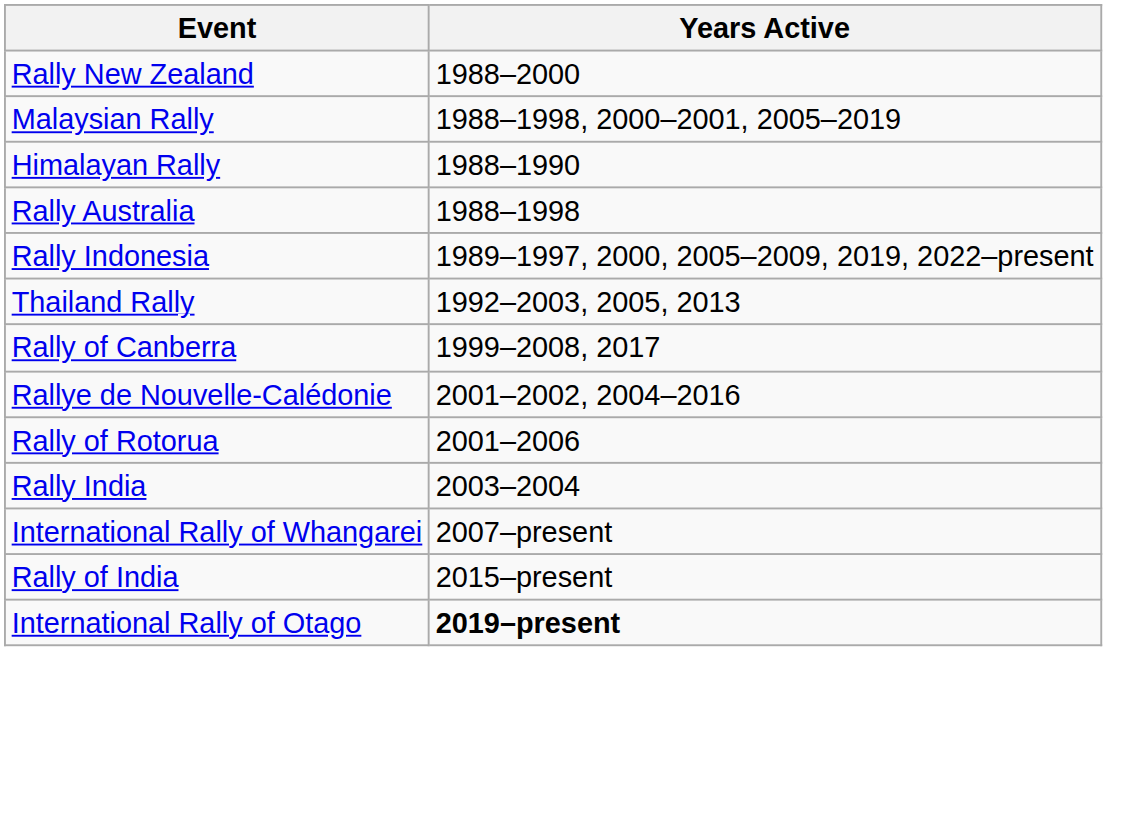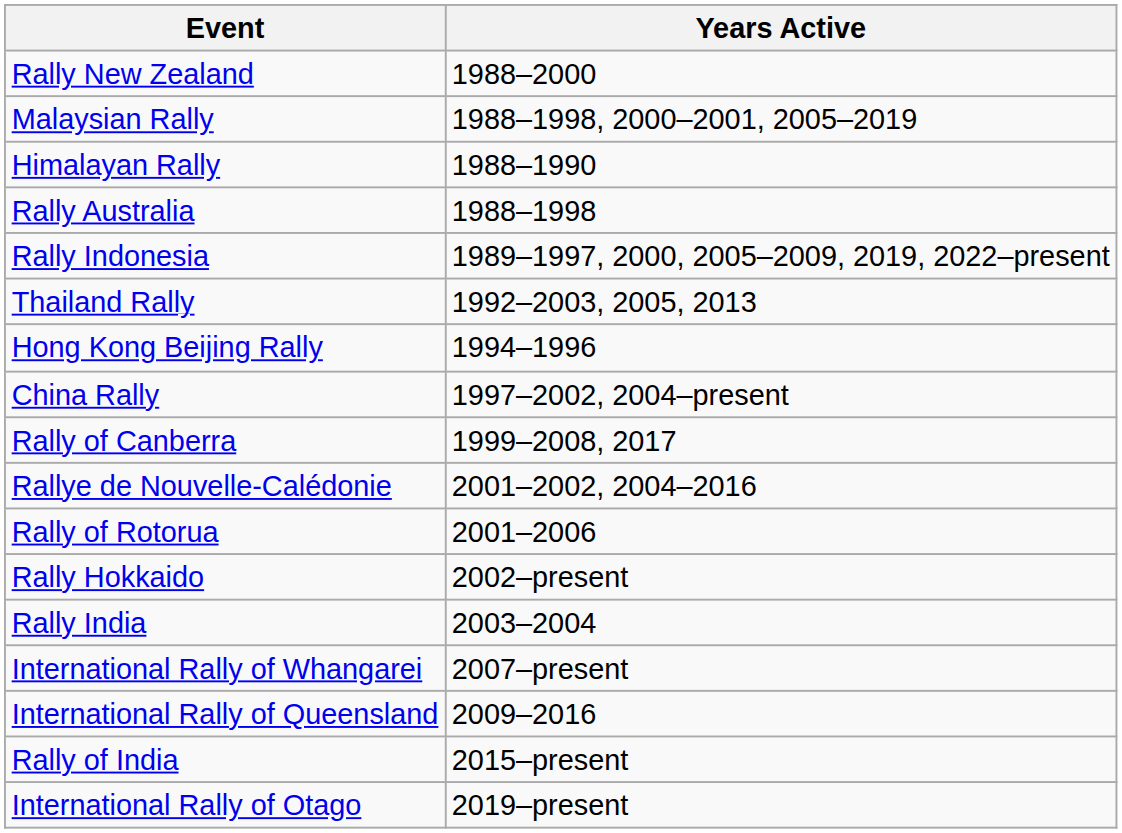+ row: (167, 348)
+ row: (85, 394)
+ row: (108, 577)
+ row: (225, 714)
(528, 622) bold -> (540, 805) normal
